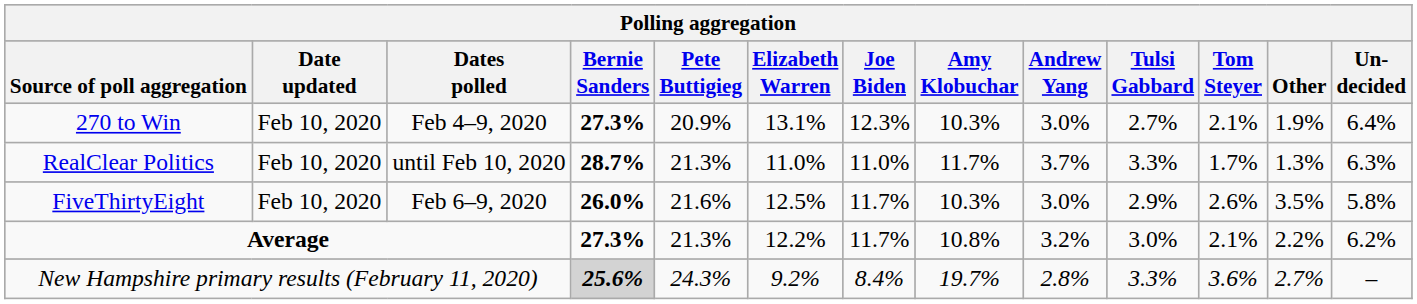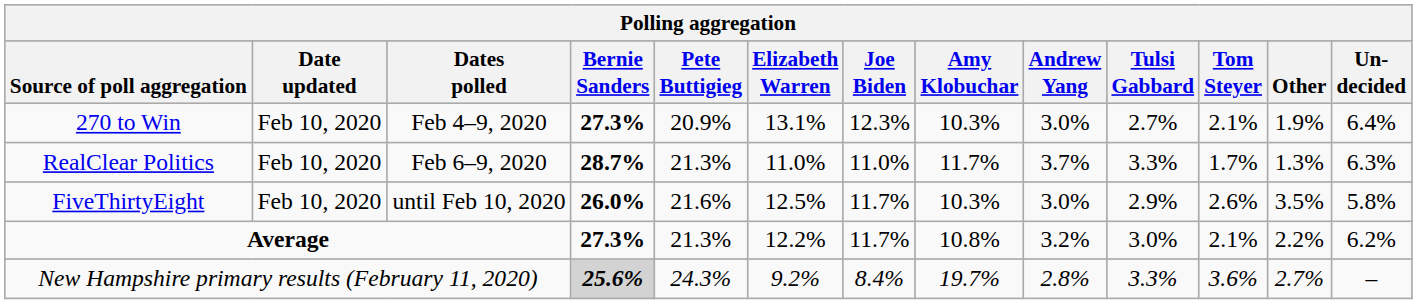(479, 162) until Feb 10, 2020 -> (479, 162) Feb 6–9, 2020
(479, 201) Feb 6–9, 2020 -> (479, 201) until Feb 10, 2020
